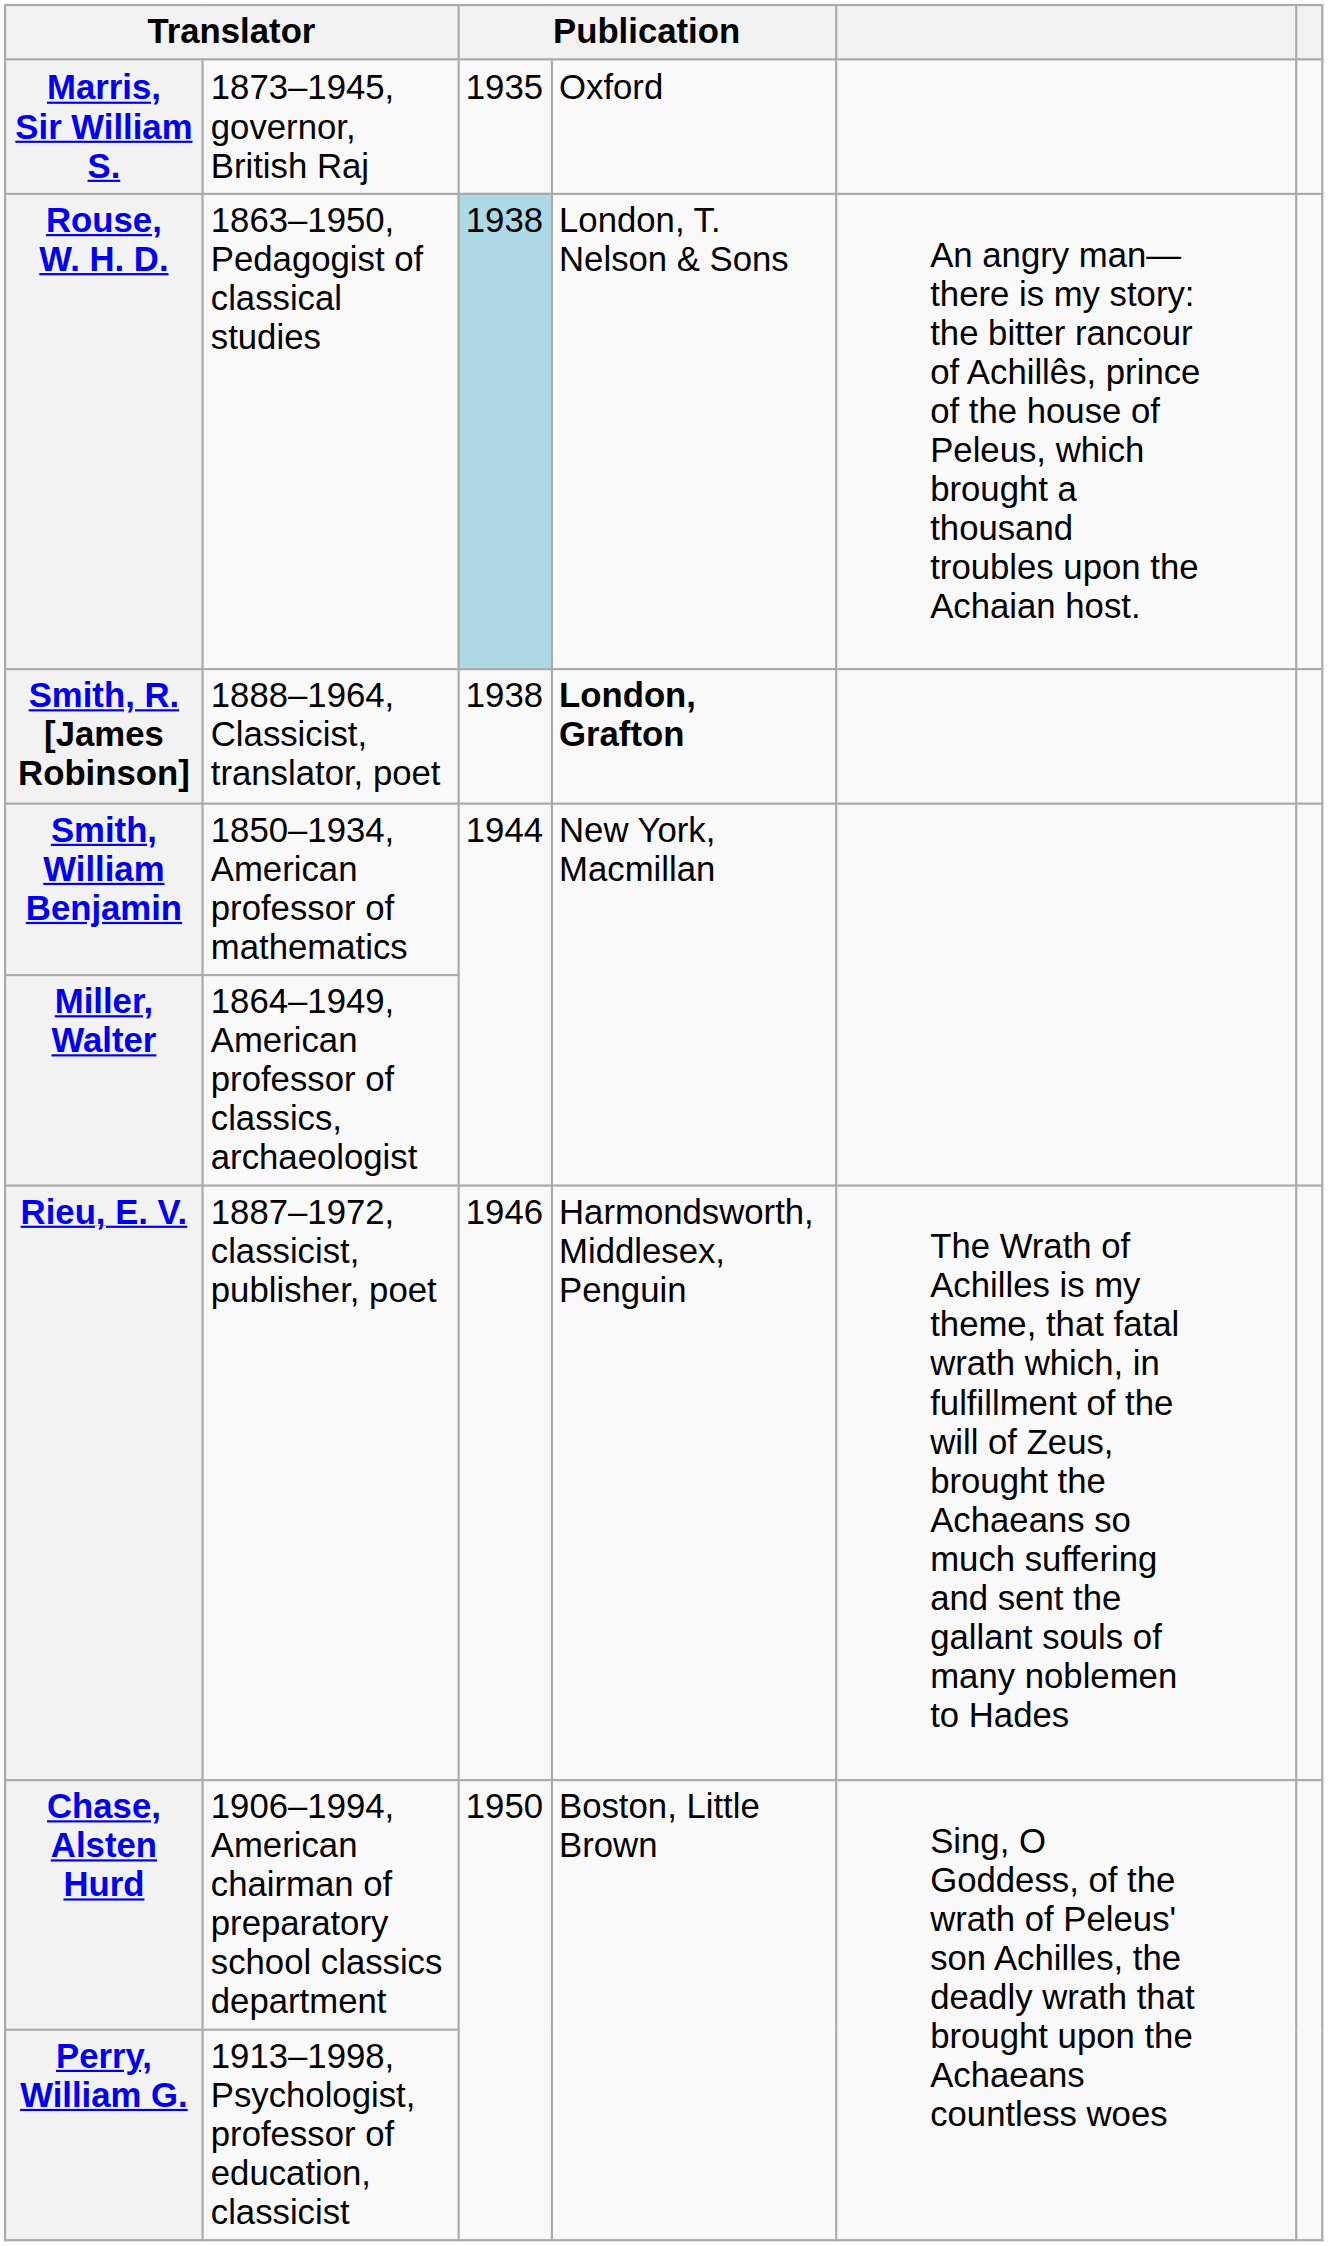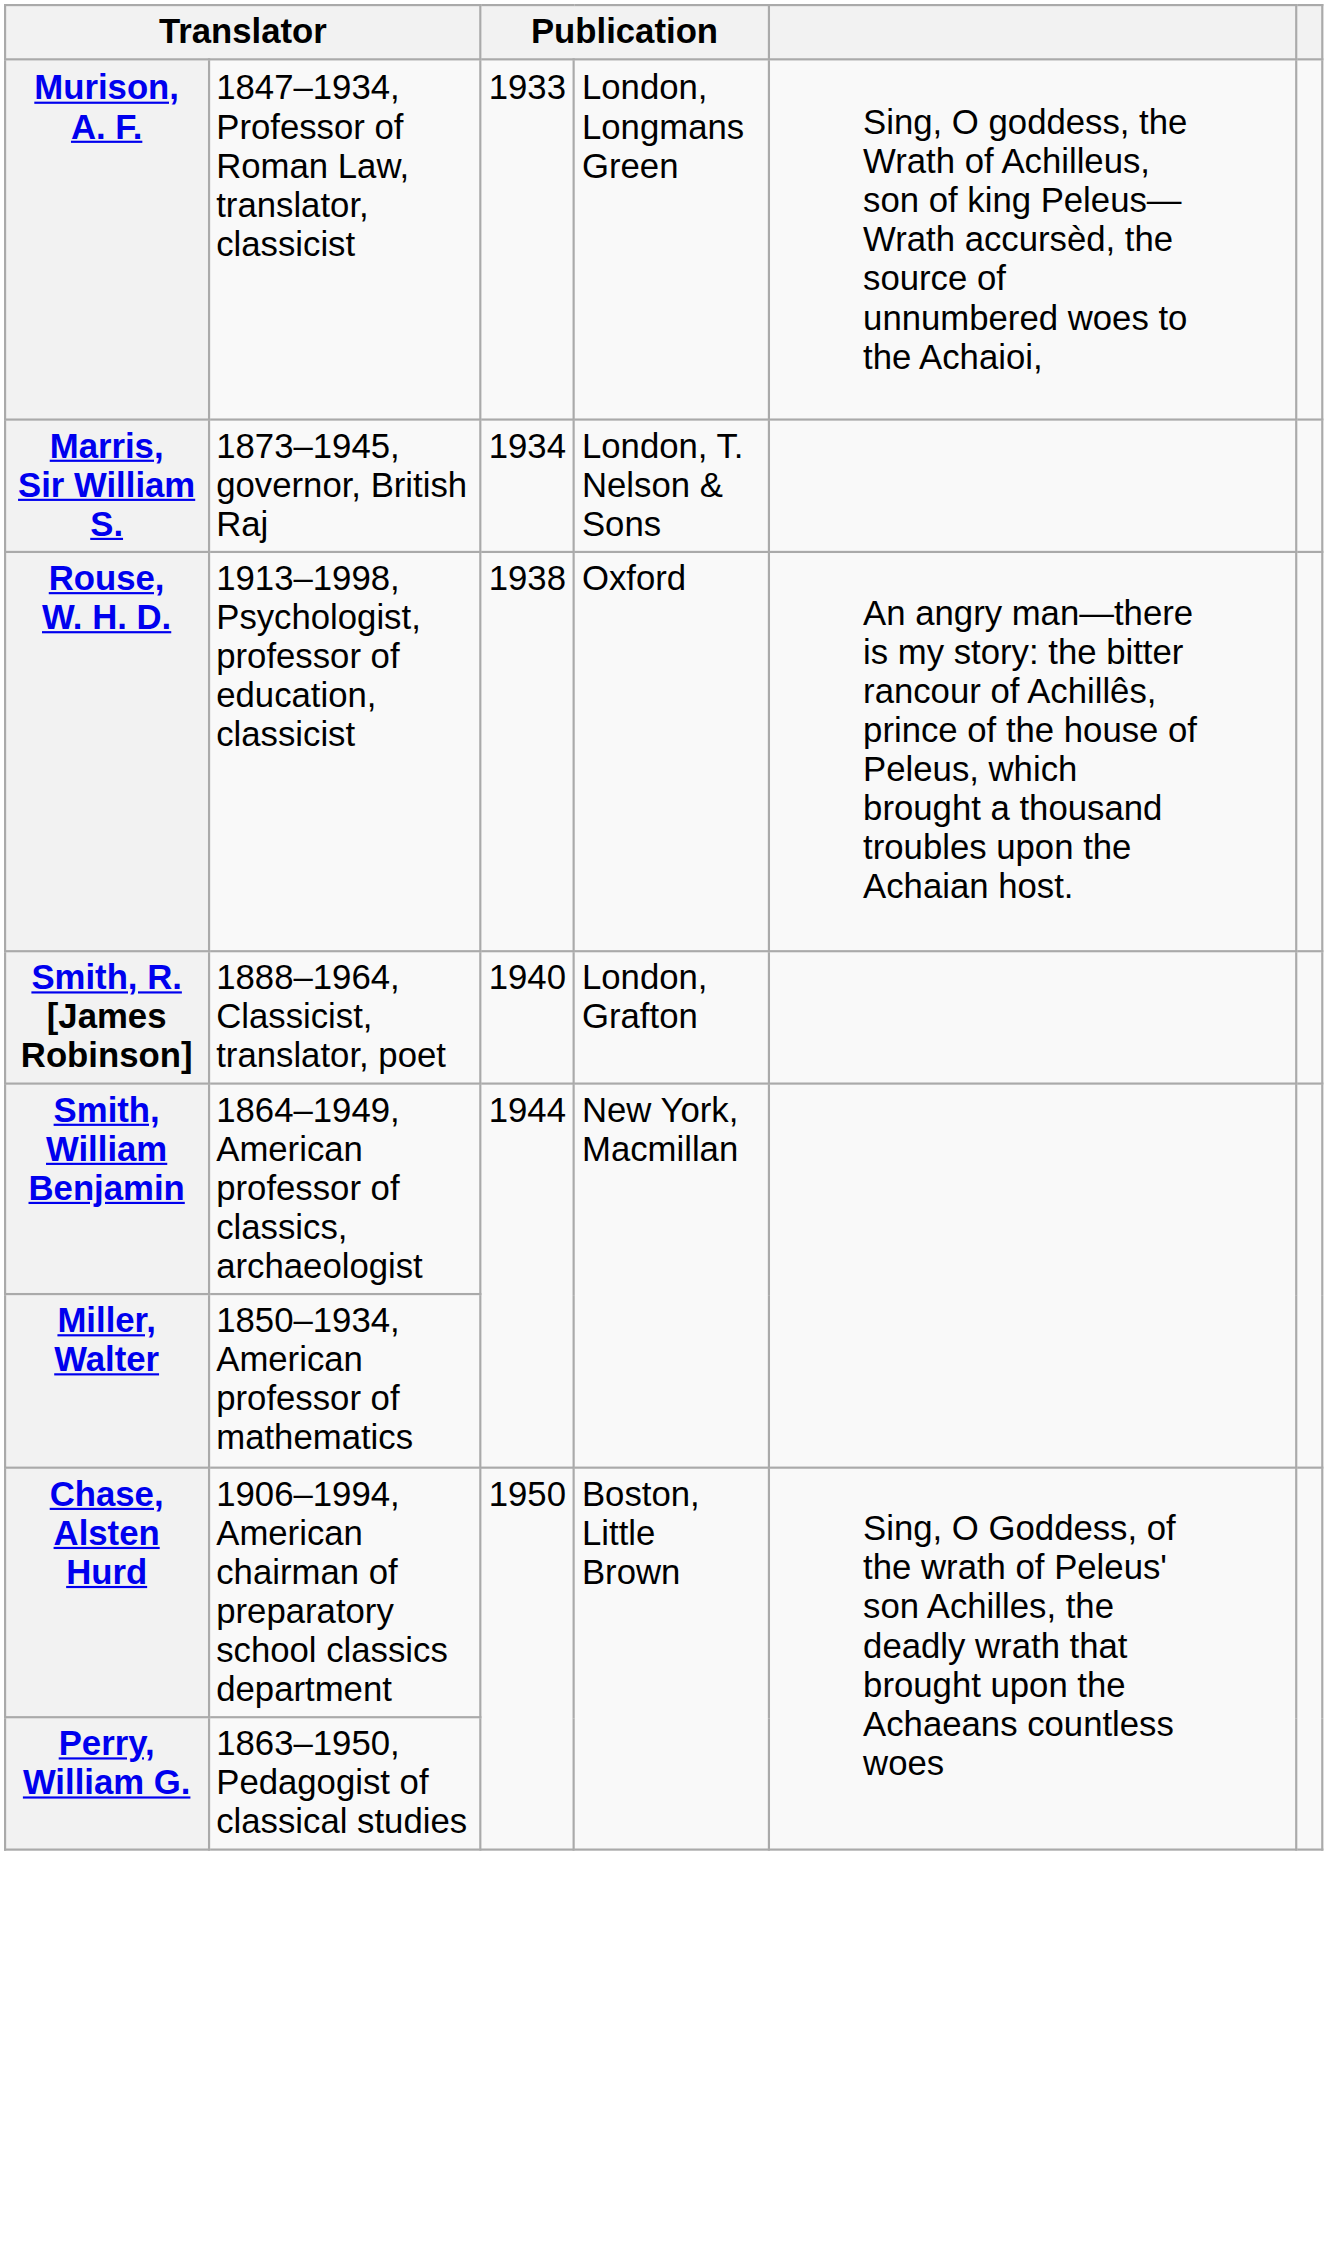+ row: (107, 106)
(504, 87) 1935 -> (527, 445) 1934
(611, 87) Oxford -> (663, 485) London, T. Nelson & Sons
(317, 278) 1863–1950, Pedagogist of classical studies -> (318, 657) 1913–1998, Psychologist, professor of education, classicist
(504, 220) lightblue background -> (527, 579) no background
(674, 239) London, T. Nelson & Sons -> (634, 579) Oxford
(504, 696) 1938 -> (527, 977) 1940
(628, 715) bold -> (645, 996) normal
(309, 888) 1850–1934, American professor of mathematics -> (319, 1188) 1864–1949, American professor of classics, archaeologist
(314, 1079) 1864–1949, American professor of classics, archaeologist -> (315, 1380) 1850–1934, American professor of mathematics
- row: (104, 1213)
(313, 2134) 1913–1998, Psychologist, professor of education, classicist -> (342, 1783) 1863–1950, Pedagogist of classical studies
